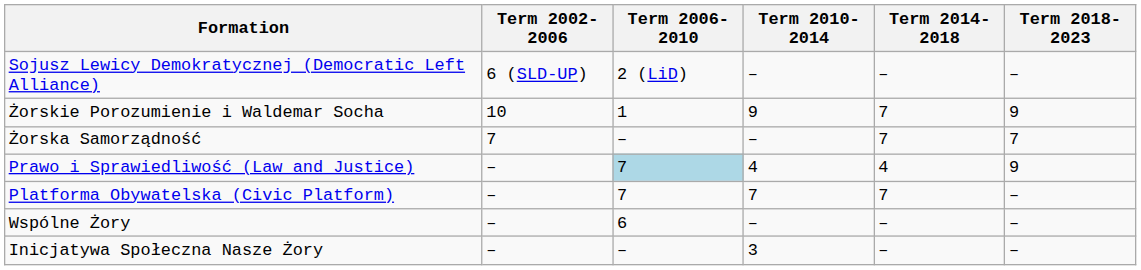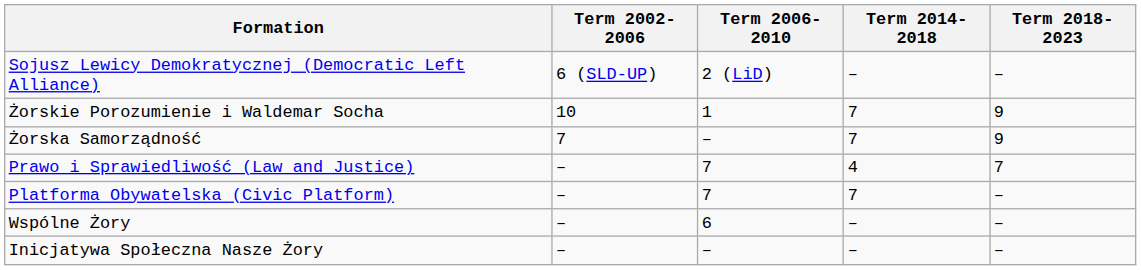- column: (809, 28)
(1014, 140) 7 -> (999, 140) 9
(622, 168) lightblue background -> (707, 168) no background
(1014, 168) 9 -> (999, 168) 7
